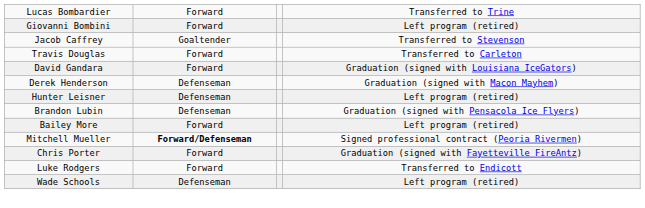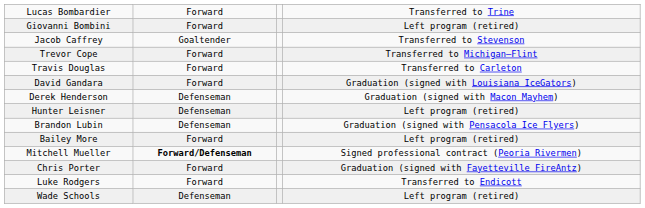+ row: (69, 54)
